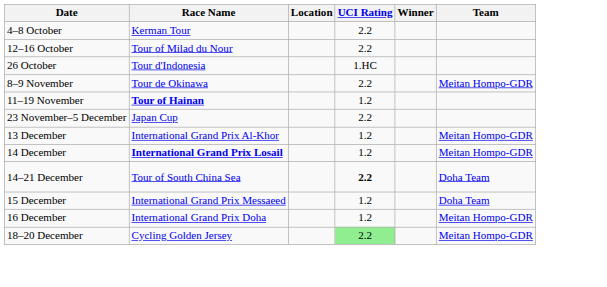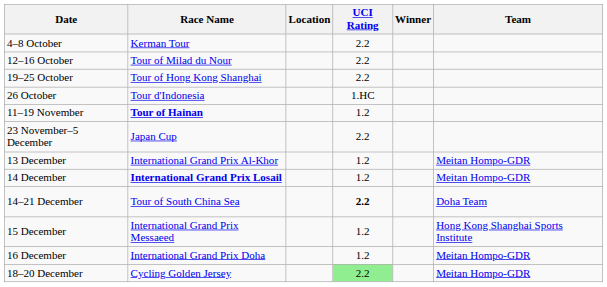+ row: (40, 78)
- row: (40, 83)
(464, 200) Doha Team -> (499, 231) Hong Kong Shanghai Sports Institute
